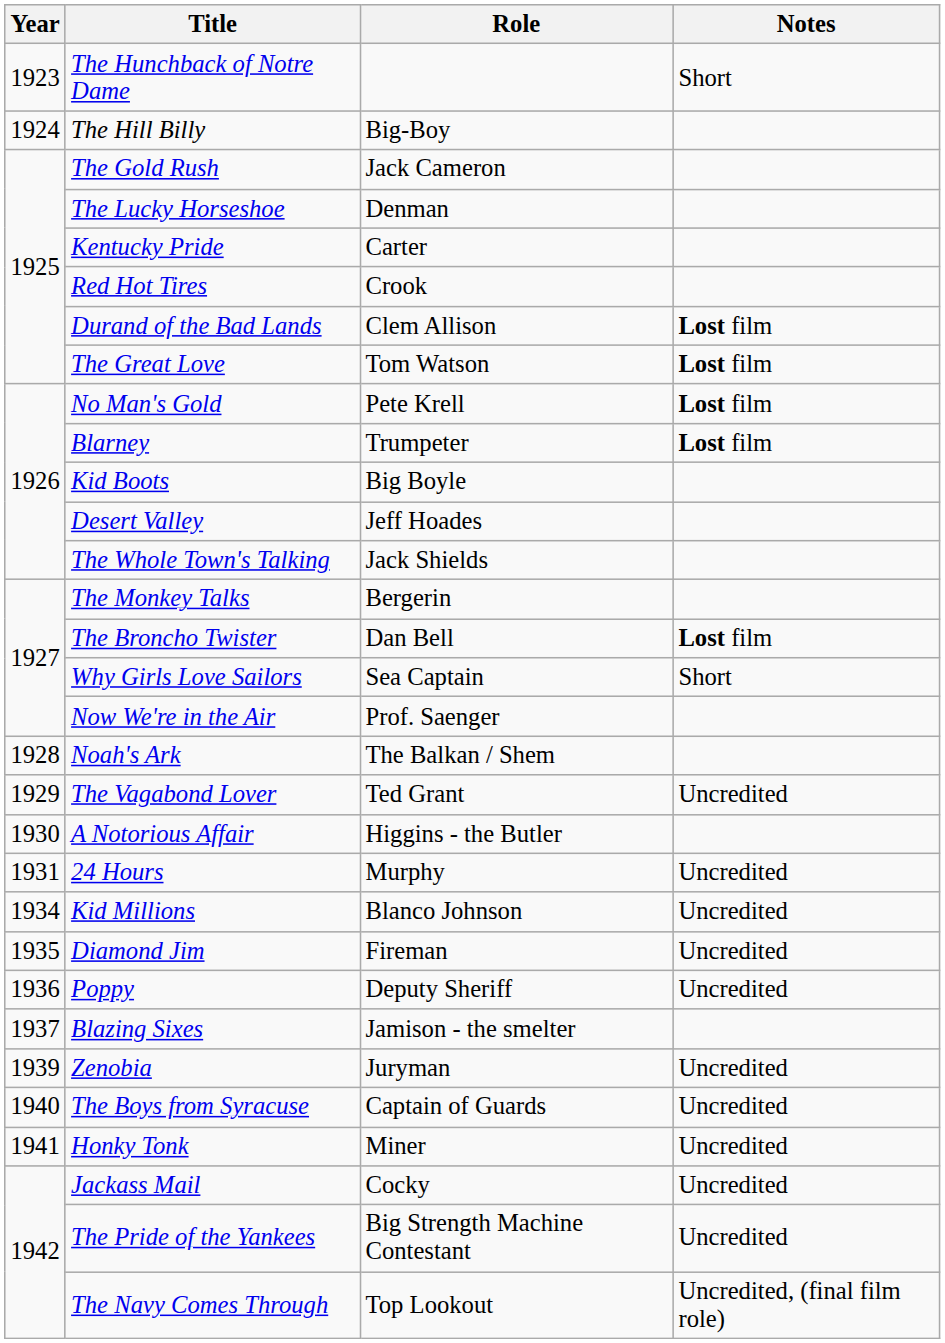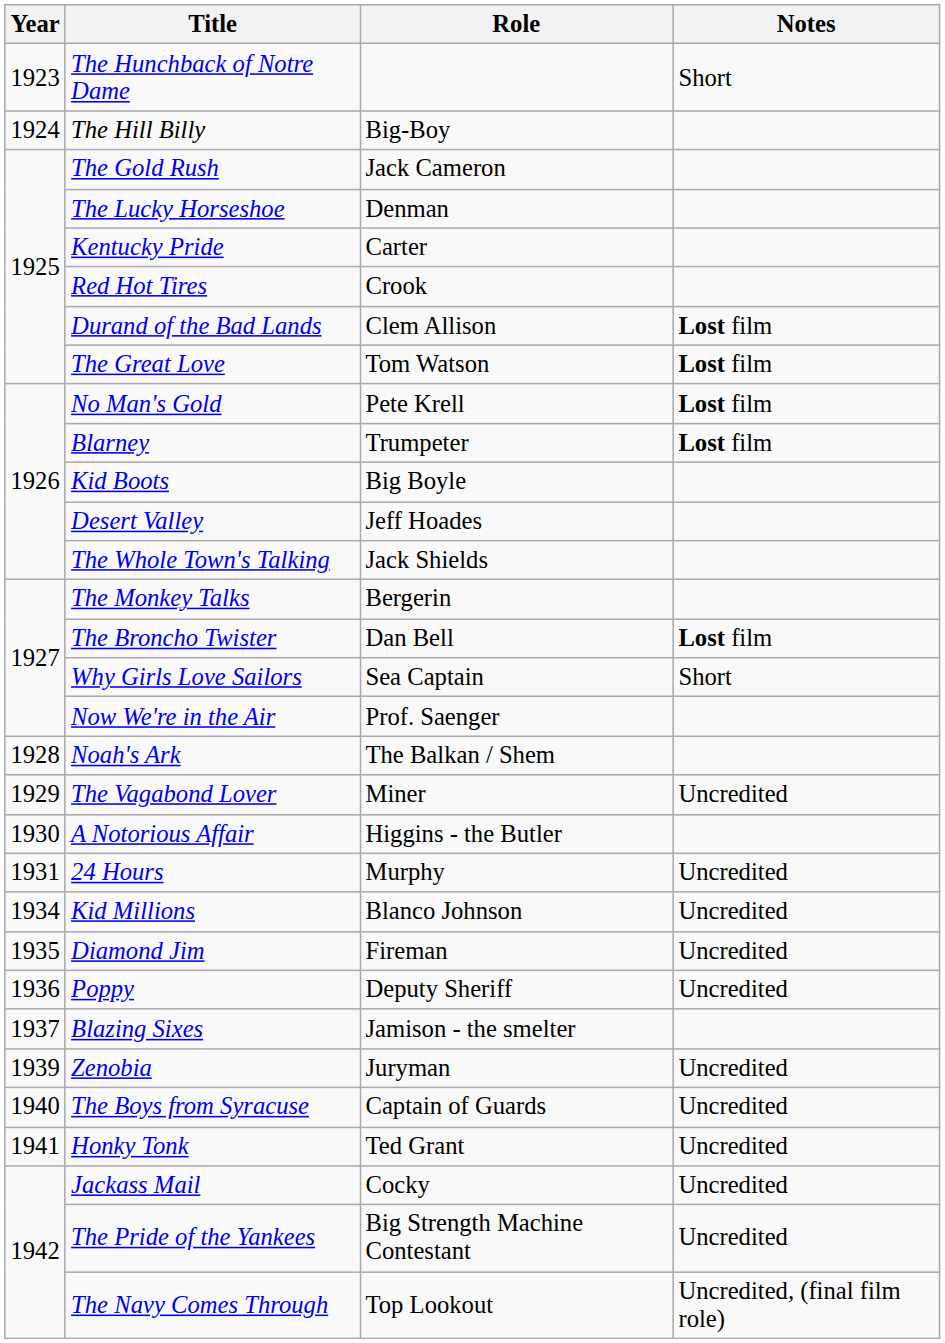(415, 794) Ted Grant -> (396, 794) Miner
(396, 1145) Miner -> (415, 1145) Ted Grant
